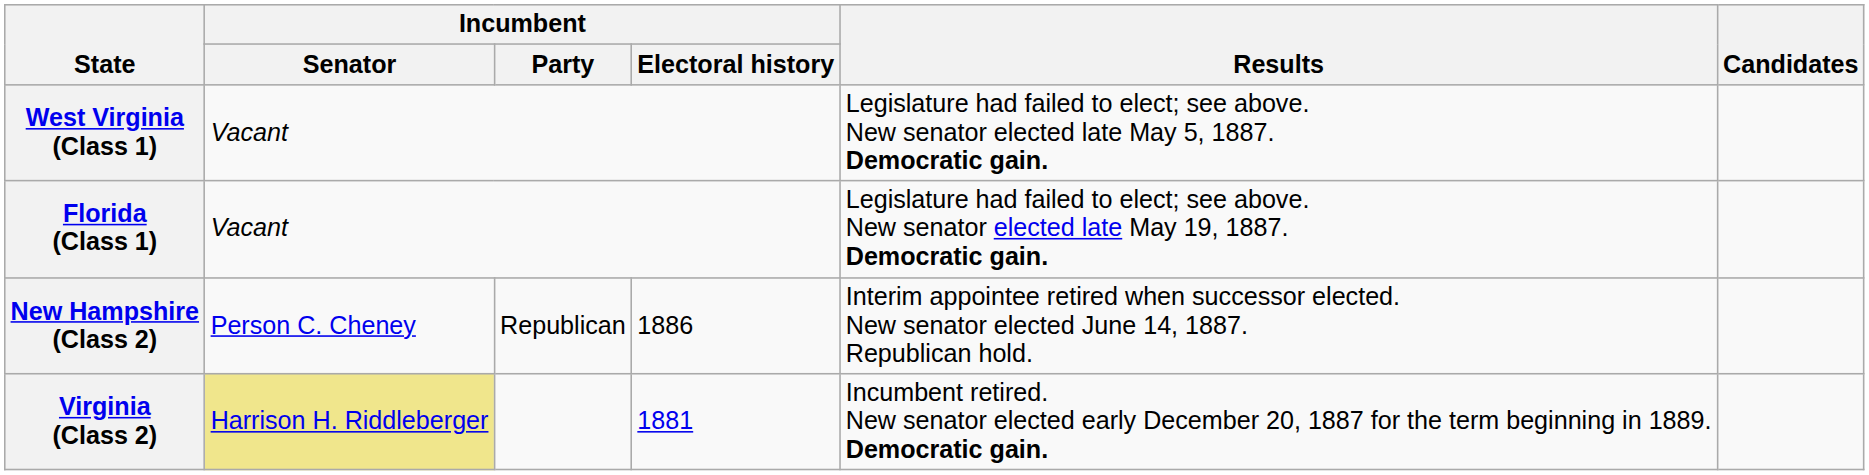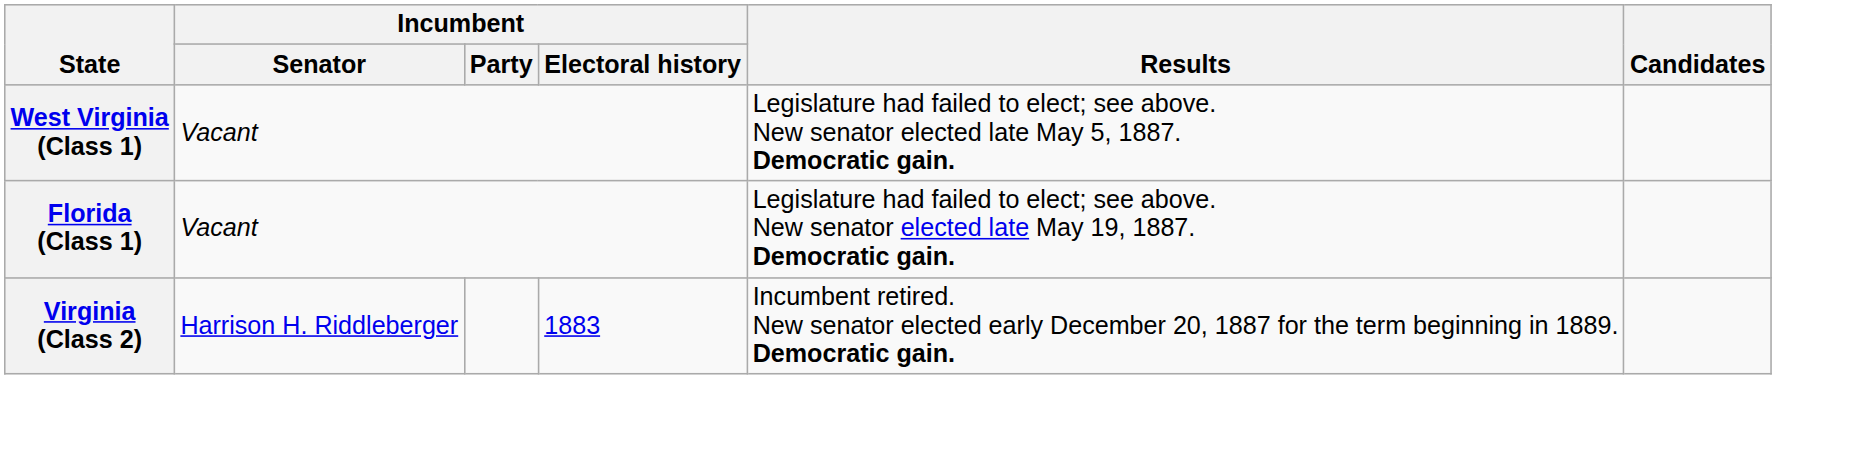- row: (105, 325)
(350, 421) khaki background -> (319, 325) no background
(665, 421) 1881 -> (572, 325) 1883
